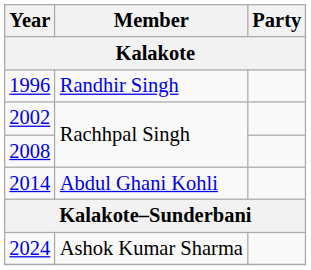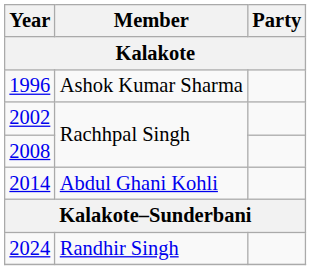(119, 85) Randhir Singh -> (151, 85) Ashok Kumar Sharma
(151, 248) Ashok Kumar Sharma -> (119, 248) Randhir Singh
